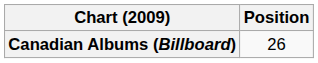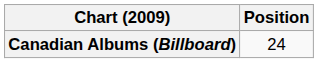(277, 44) 26 -> (277, 44) 24
